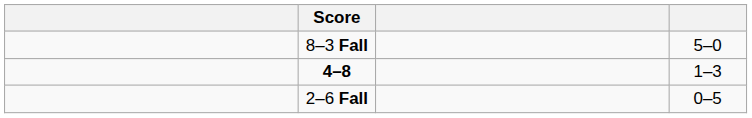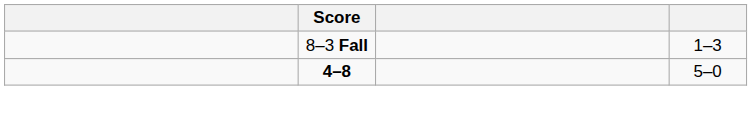(708, 44) 5–0 -> (708, 44) 1–3
(708, 71) 1–3 -> (708, 71) 5–0
- row: (337, 98)
